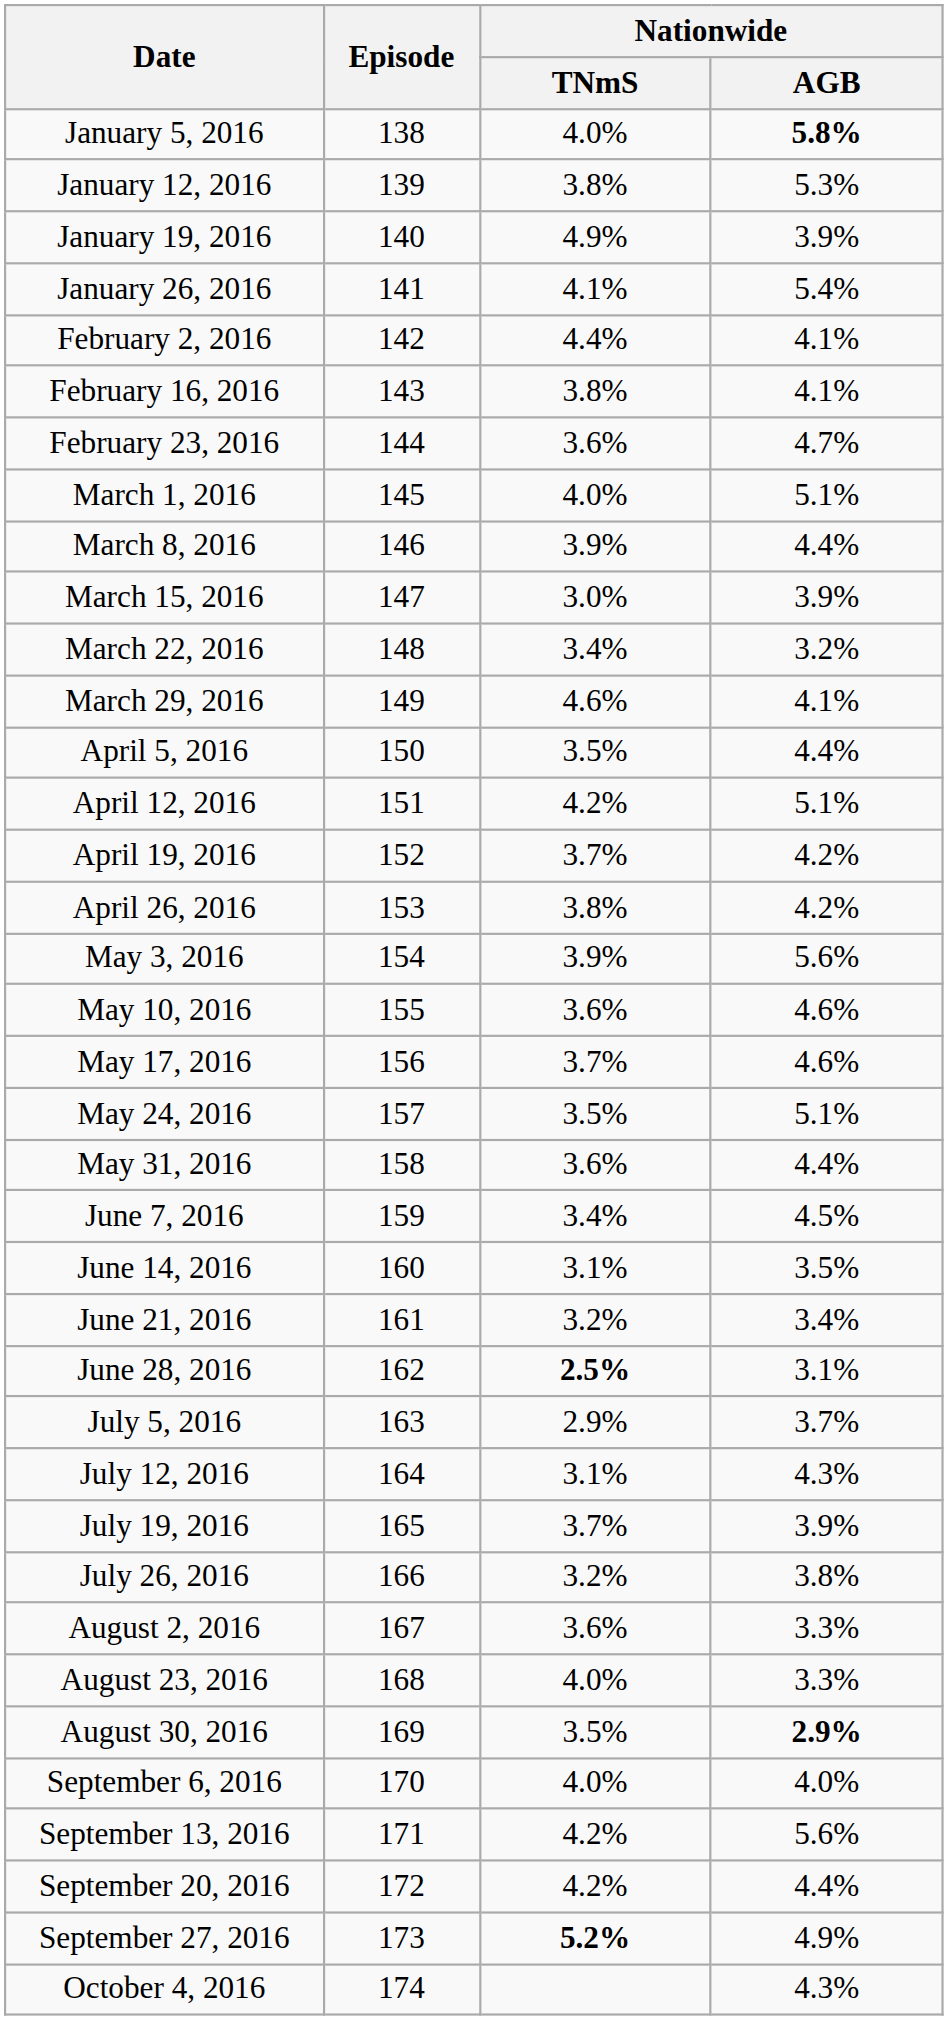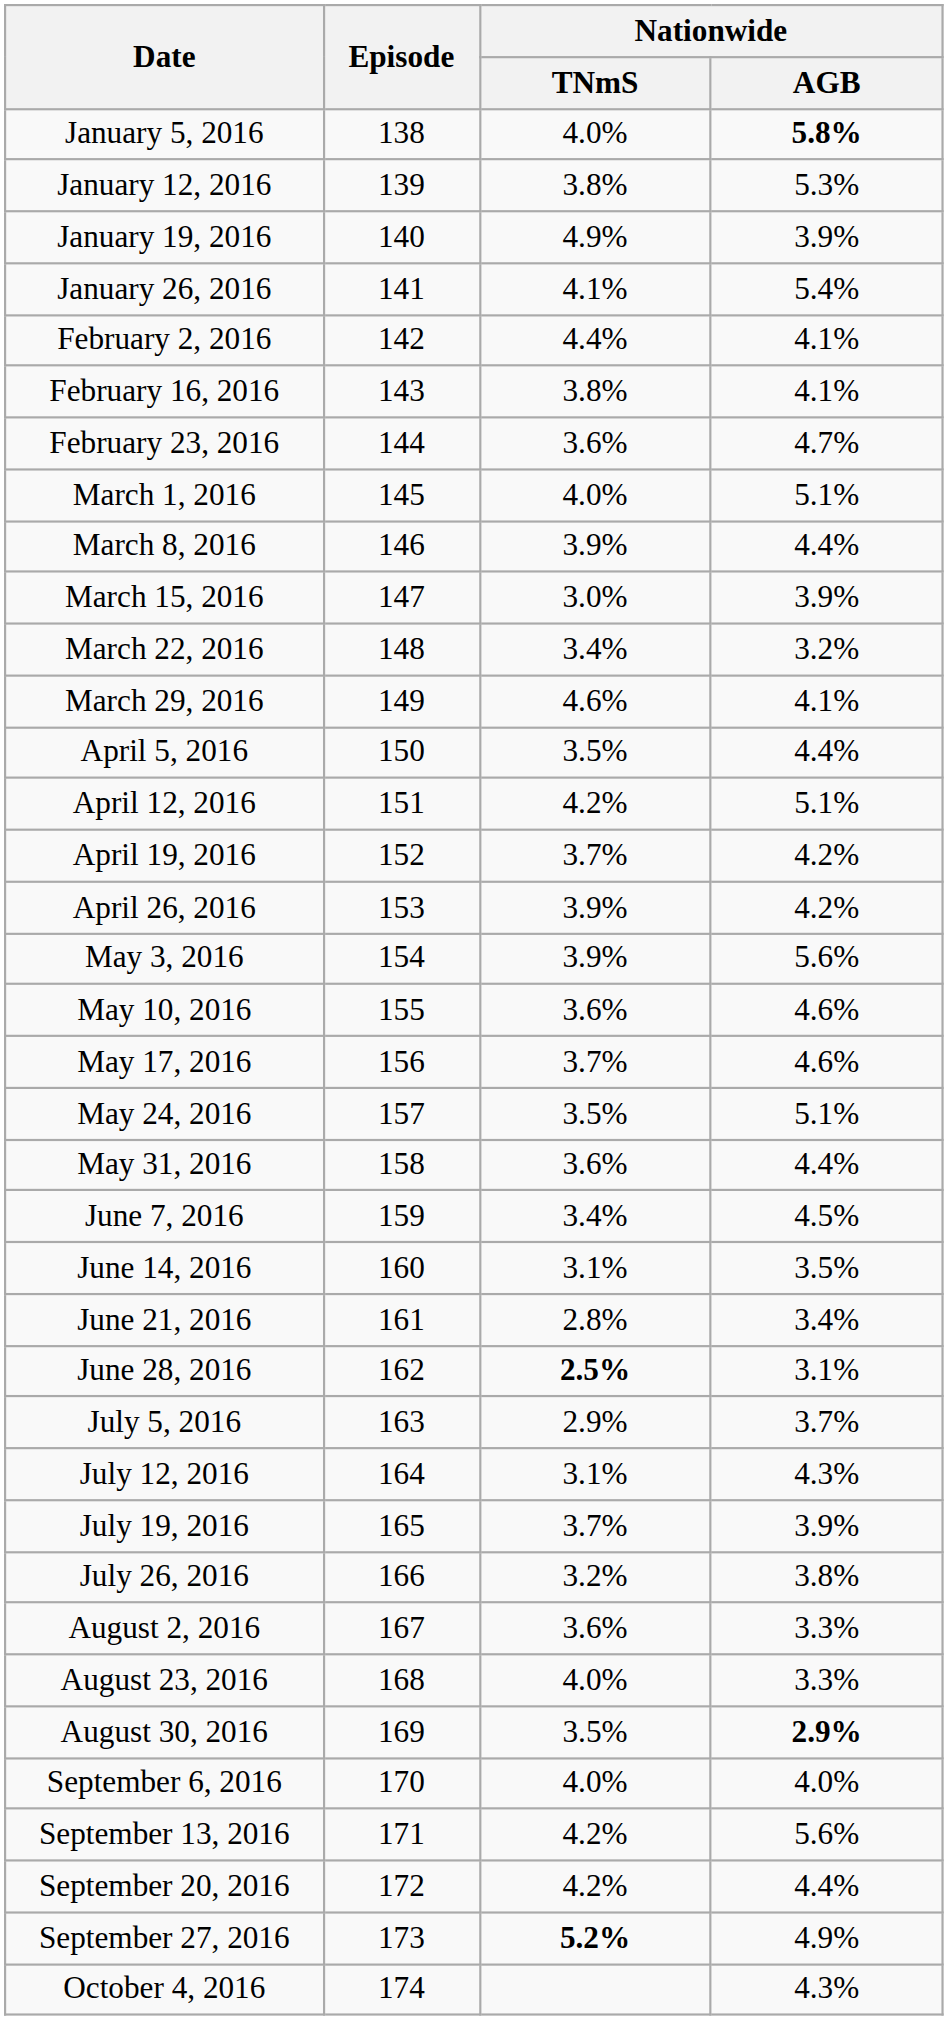(595, 906) 3.8% -> (595, 906) 3.9%
(595, 1319) 3.2% -> (595, 1319) 2.8%
